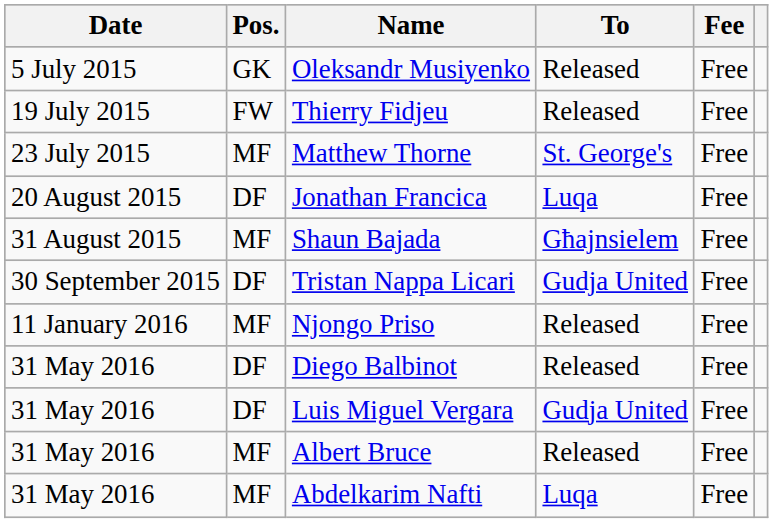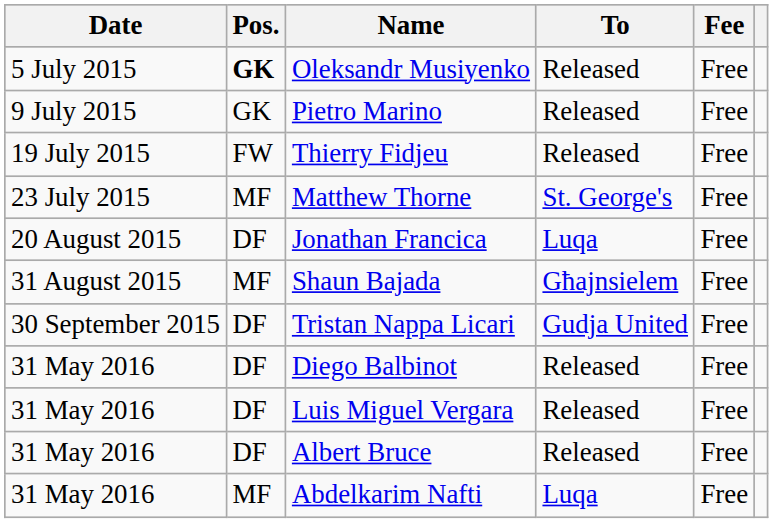(252, 68) normal -> (253, 68) bold
+ row: (367, 111)
- row: (363, 324)
(615, 409) Gudja United -> (591, 409) Released
(252, 452) MF -> (250, 452) DF
